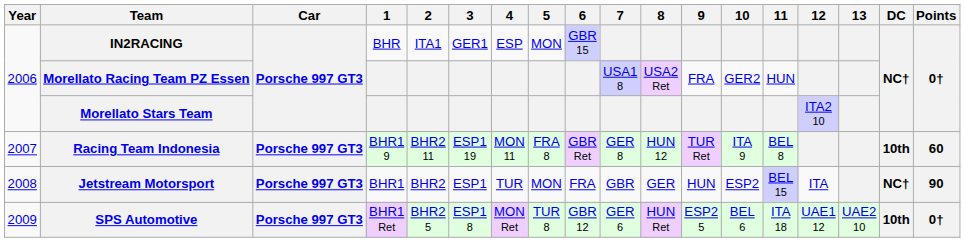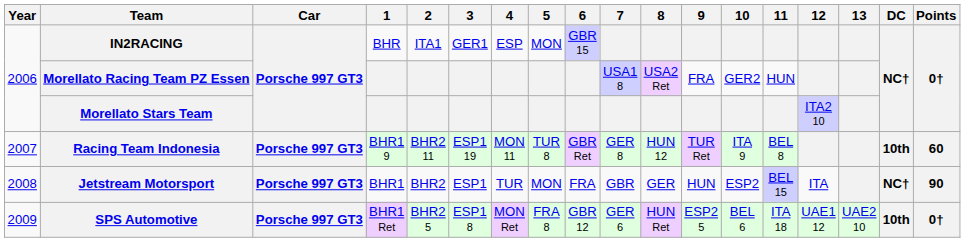(547, 148) FRA 8 -> (546, 148) TUR 8
(546, 219) TUR 8 -> (547, 219) FRA 8
